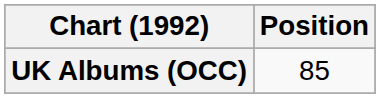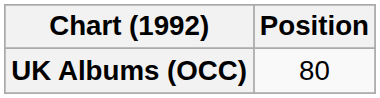(314, 70) 85 -> (314, 70) 80
